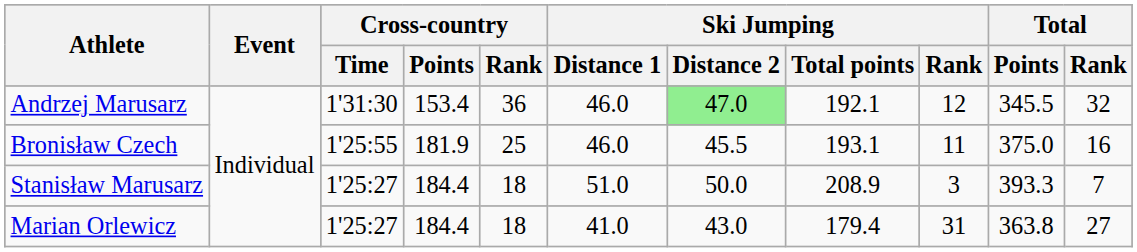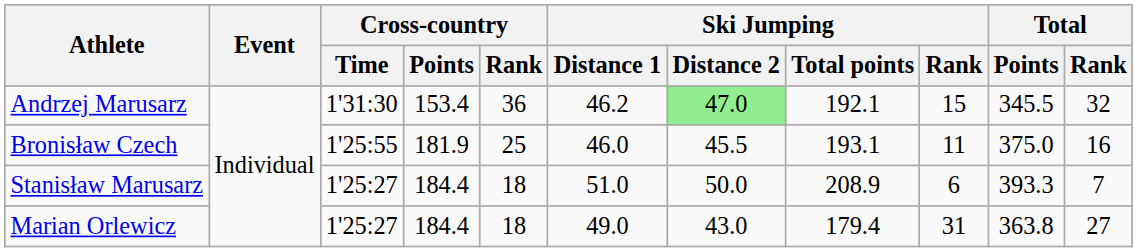(607, 105) 46.0 -> (607, 105) 46.2
(954, 105) 12 -> (954, 105) 15
(954, 185) 3 -> (954, 185) 6
(607, 225) 41.0 -> (607, 225) 49.0
